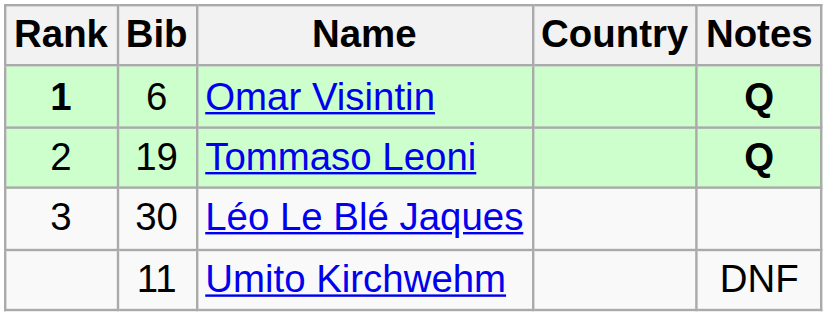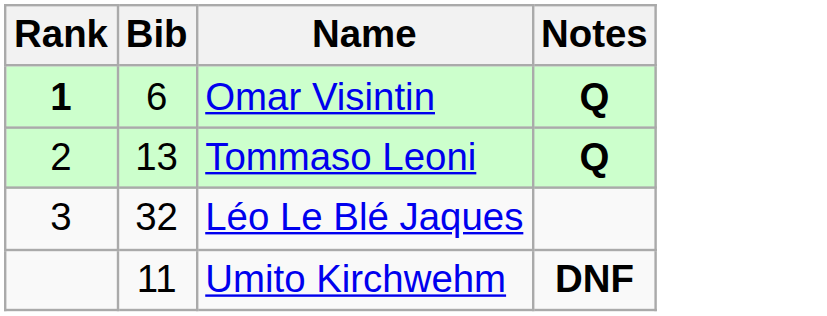- column: (615, 34)
(157, 156) 19 -> (157, 156) 13
(157, 217) 30 -> (157, 217) 32
(759, 278) normal -> (594, 278) bold
